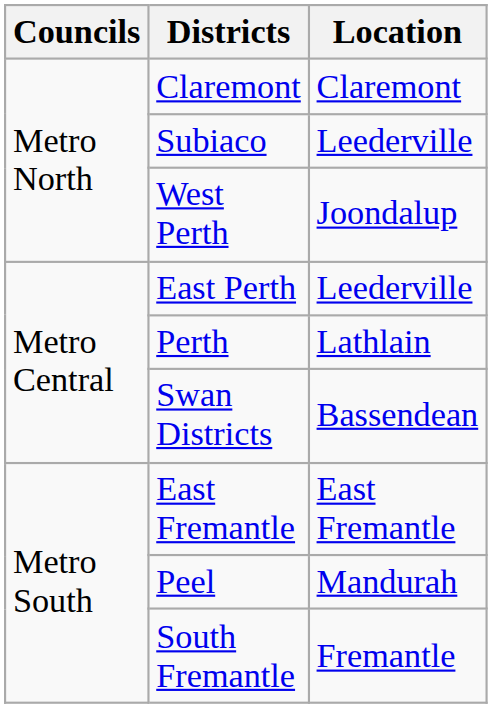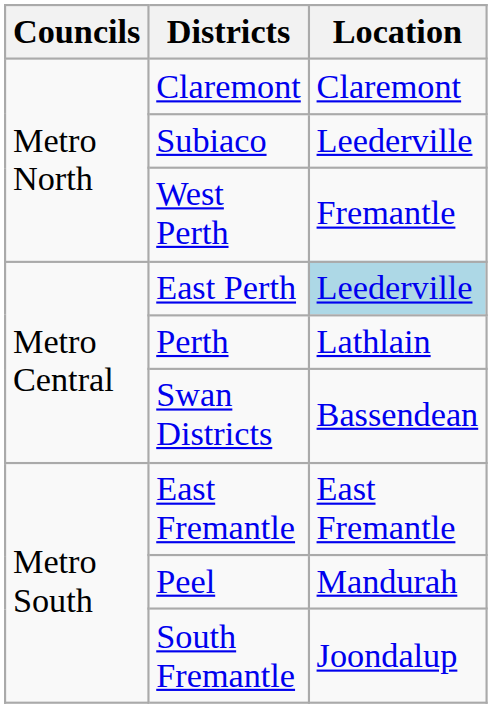(387, 213) Joondalup -> (386, 213) Fremantle
(395, 287) no background -> (395, 287) lightblue background
(386, 655) Fremantle -> (387, 655) Joondalup
